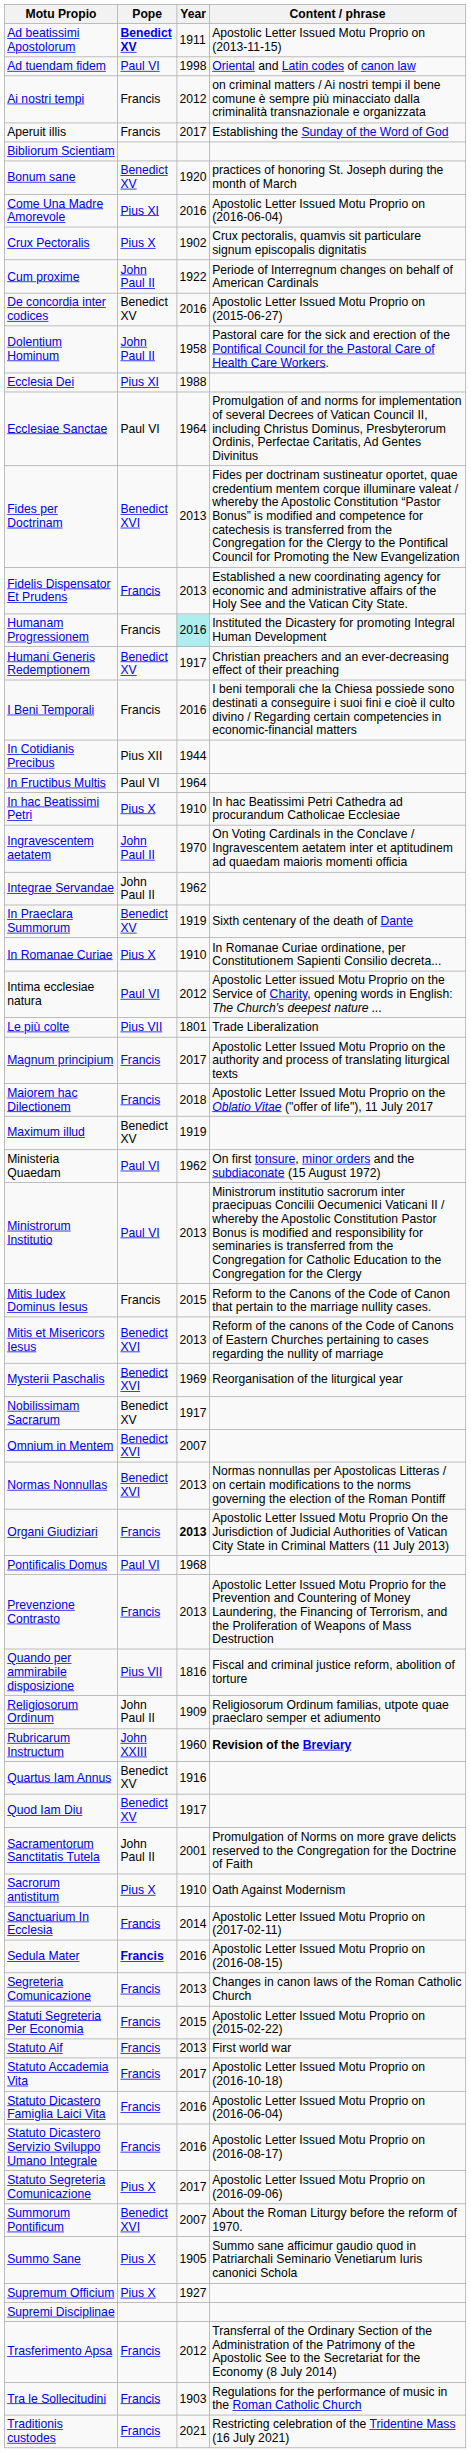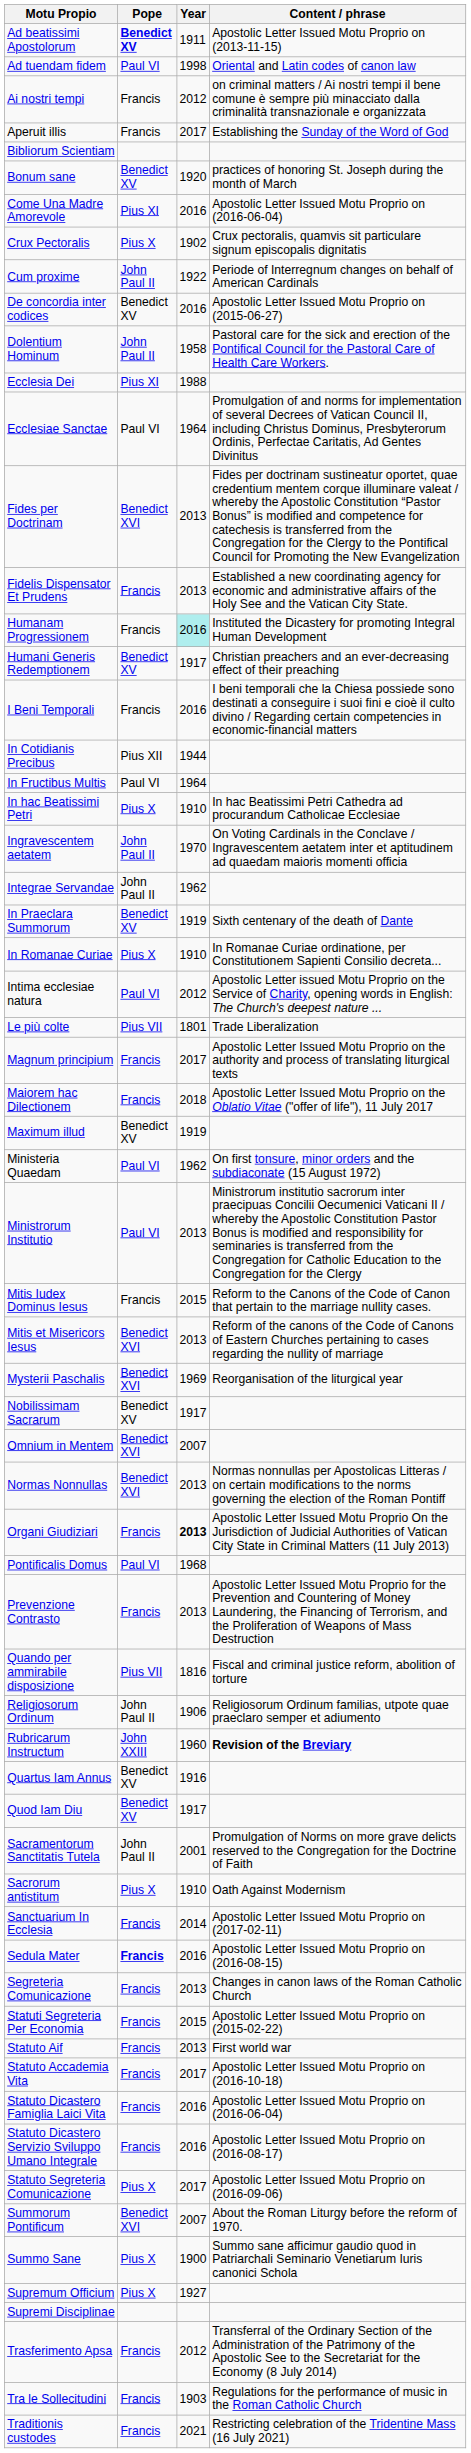(193, 1712) 1909 -> (193, 1712) 1906
(193, 2260) 1905 -> (193, 2260) 1900
